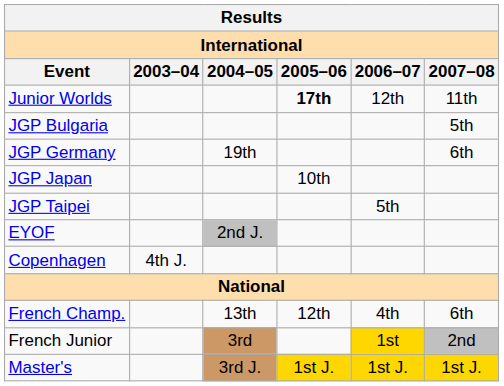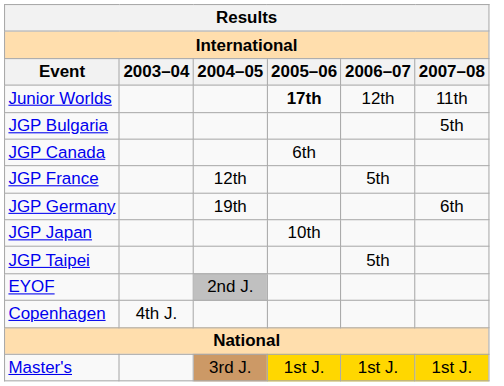+ row: (57, 152)
+ row: (54, 179)
- row: (67, 313)
- row: (60, 340)
